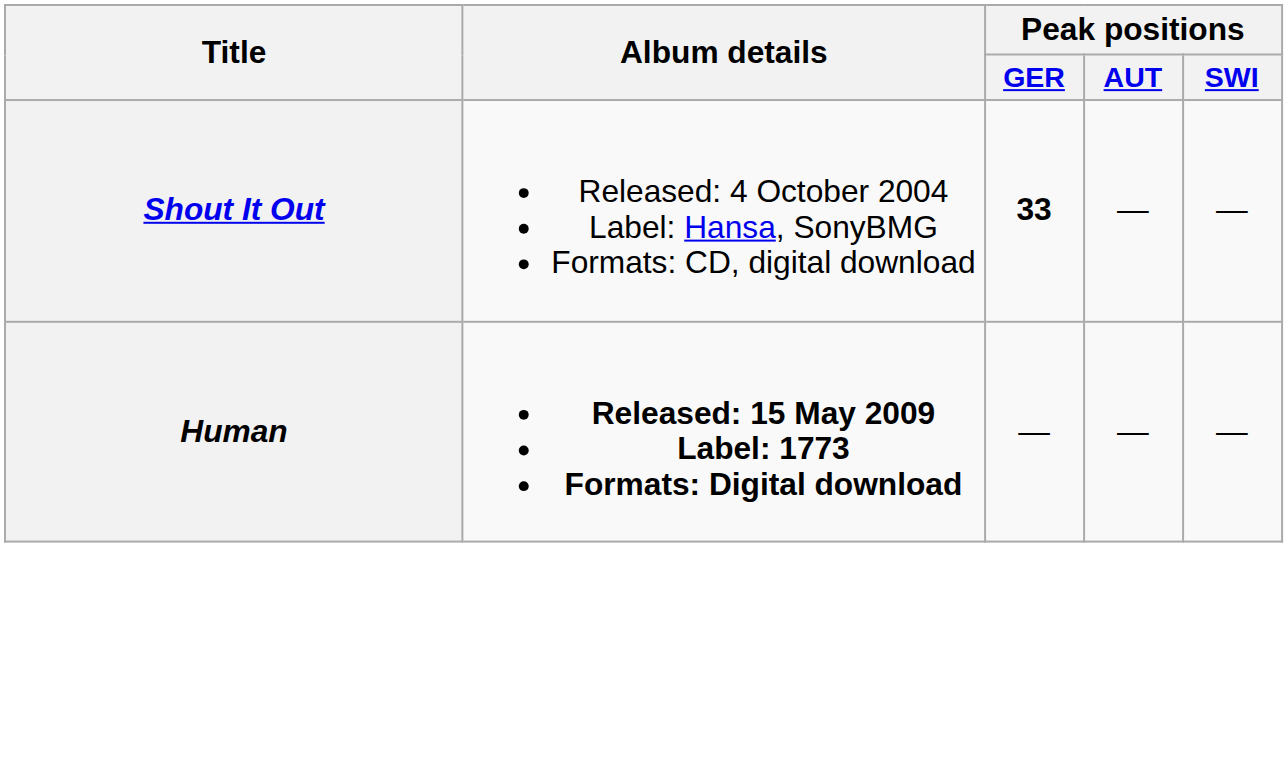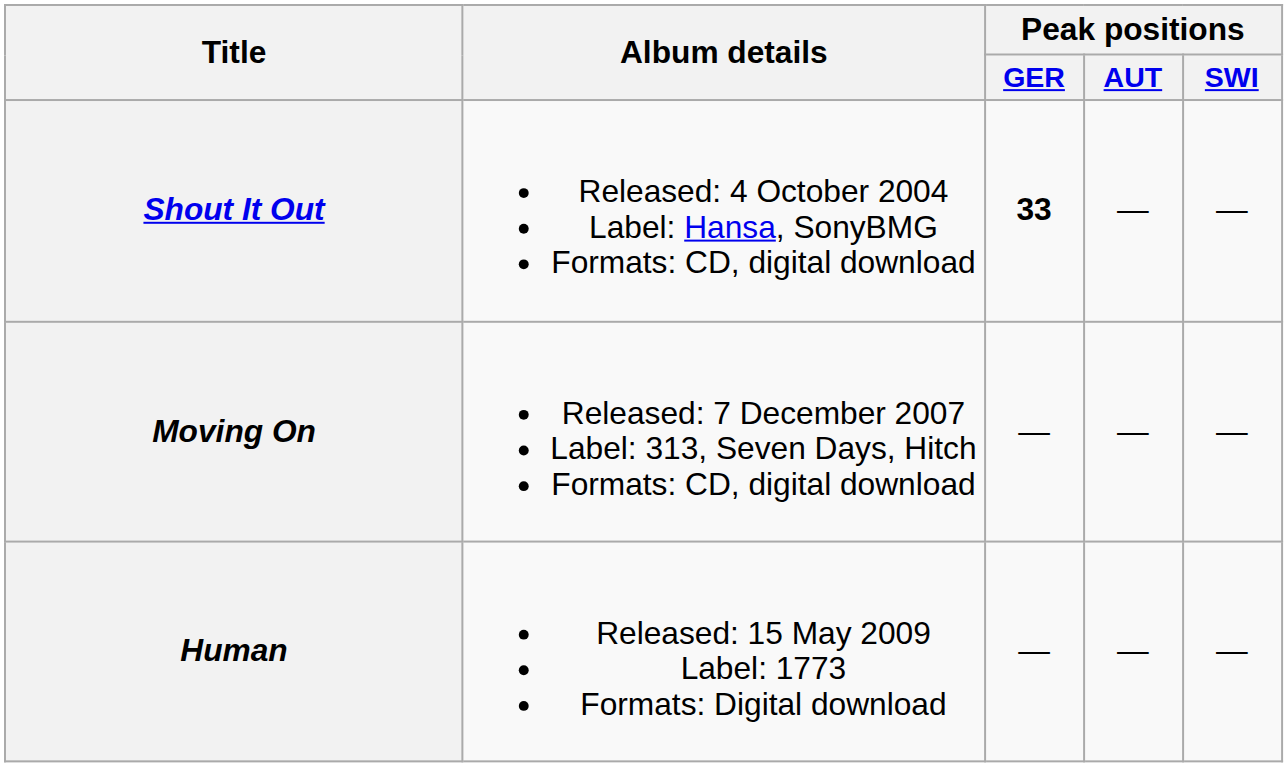+ row: (234, 430)
(724, 449) bold -> (724, 669) normal
